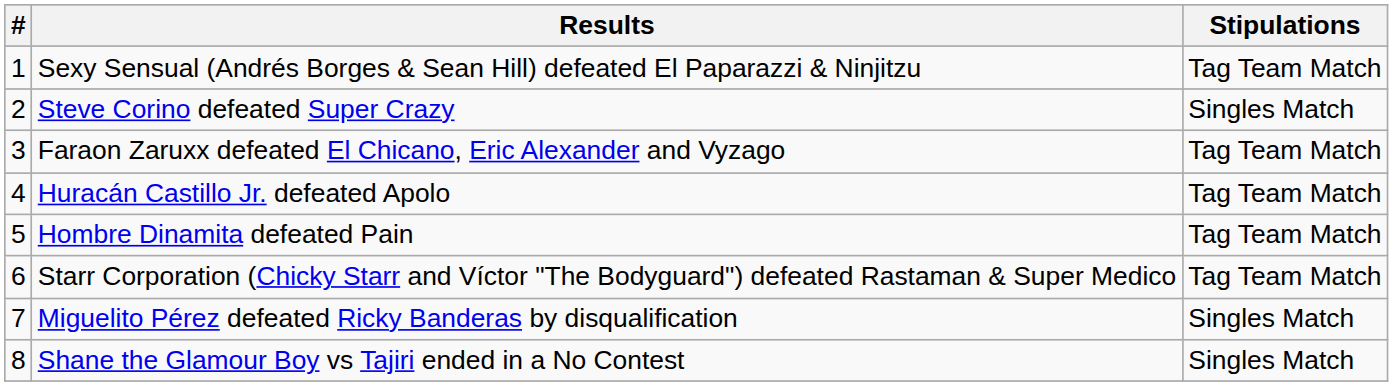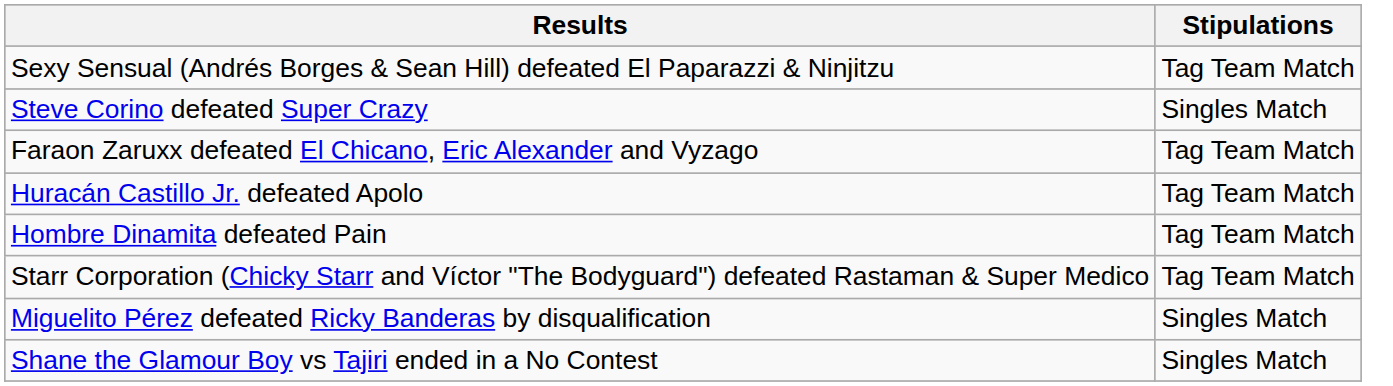- column: (18, 25)
